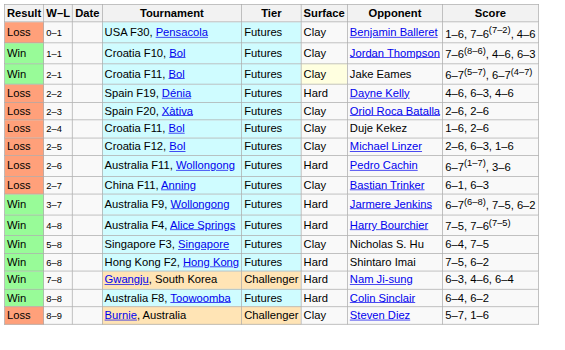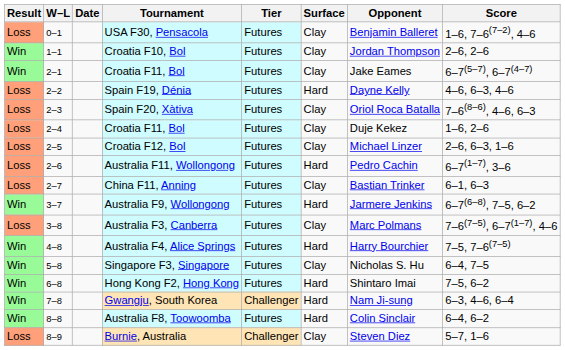(490, 53) 7–6(8–6), 4–6, 6–3 -> (467, 51) 2–6, 2–6
(315, 74) lightyellow background -> (315, 71) no background
(467, 111) 2–6, 2–6 -> (490, 109) 7–6(8–6), 4–6, 6–3
+ row: (54, 226)
